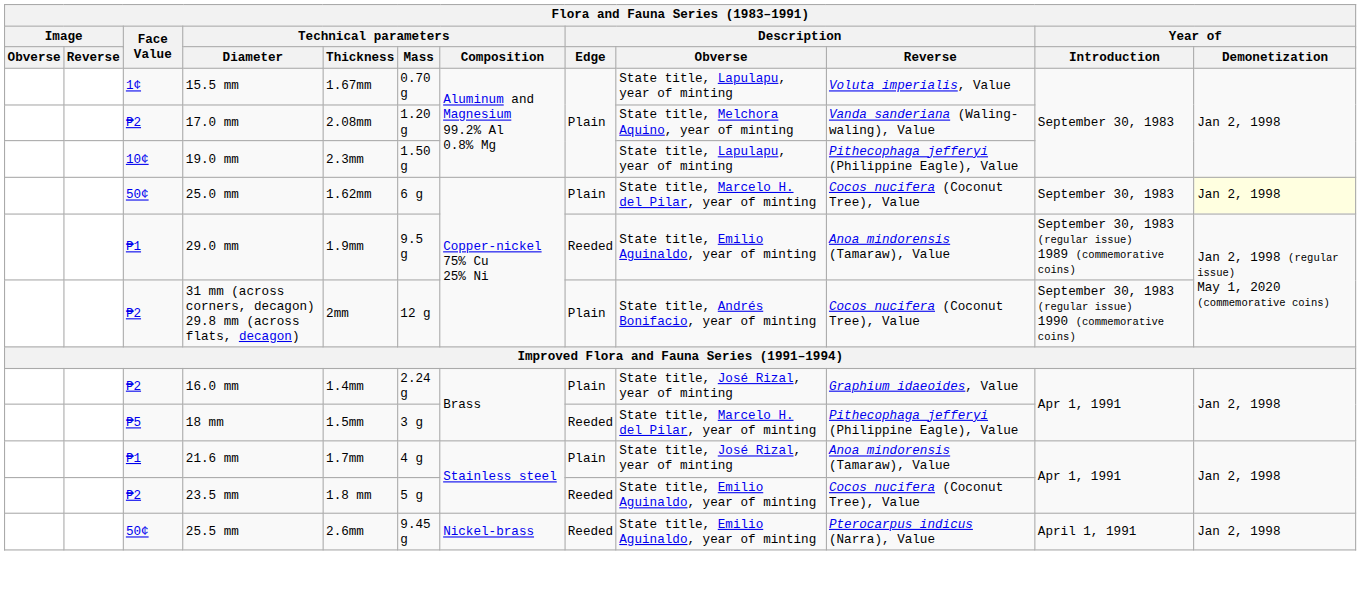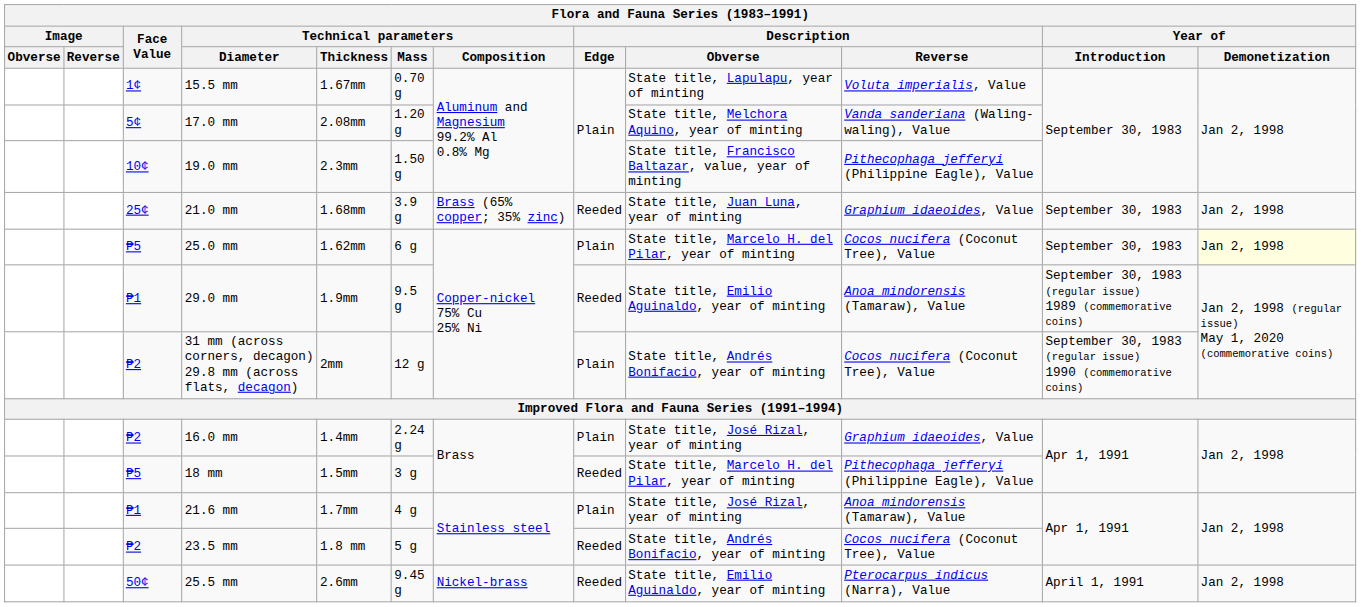(133, 122) ₱2 -> (133, 122) 5¢
(703, 159) State title, Lapulapu, year of minting -> (719, 166) State title, Francisco Baltazar, value, year of minting
+ row: (211, 210)
(137, 195) 50¢ -> (133, 247) ₱5
(718, 495) State title, Emilio Aguinaldo, year of minting -> (727, 546) State title, Andrés Bonifacio, year of minting
